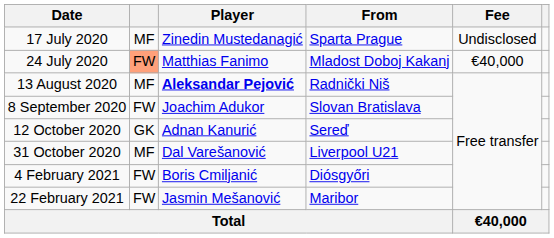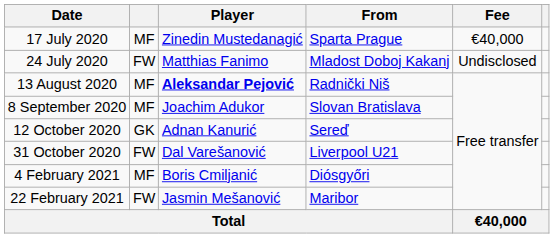(497, 38) Undisclosed -> (497, 38) €40,000
(144, 61) lightsalmon background -> (144, 61) no background
(497, 61) €40,000 -> (497, 61) Undisclosed
(144, 107) FW -> (144, 107) MF
(144, 152) MF -> (144, 152) FW
(144, 175) FW -> (144, 175) MF
